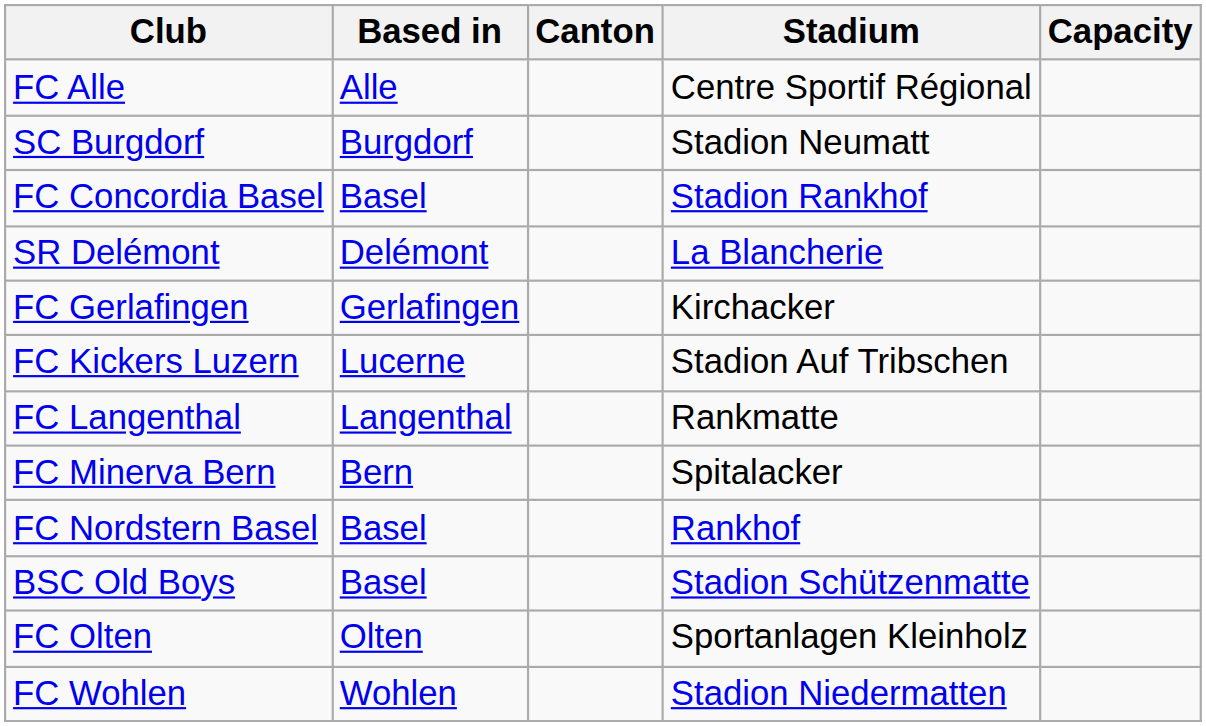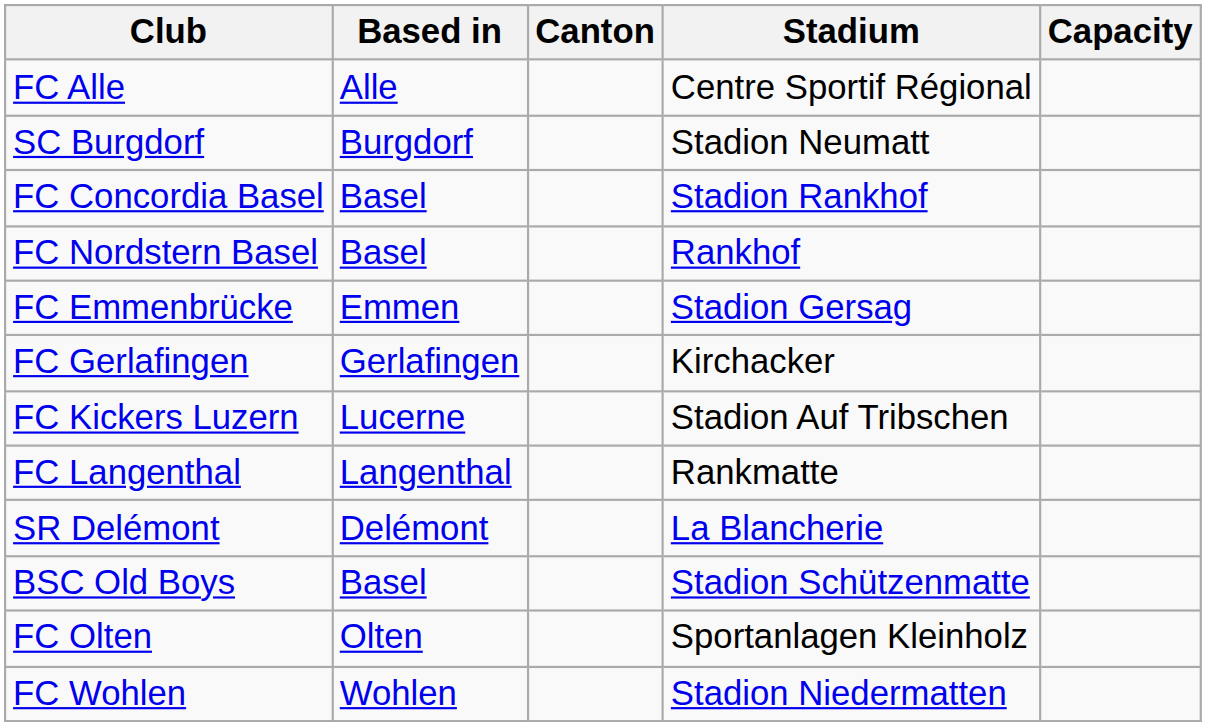rows swapped: (116, 252) <-> (166, 527)
+ row: (153, 307)
- row: (144, 472)
